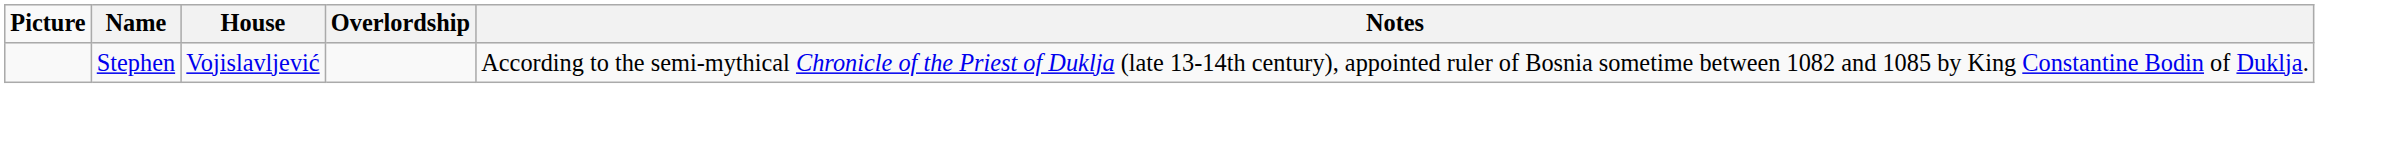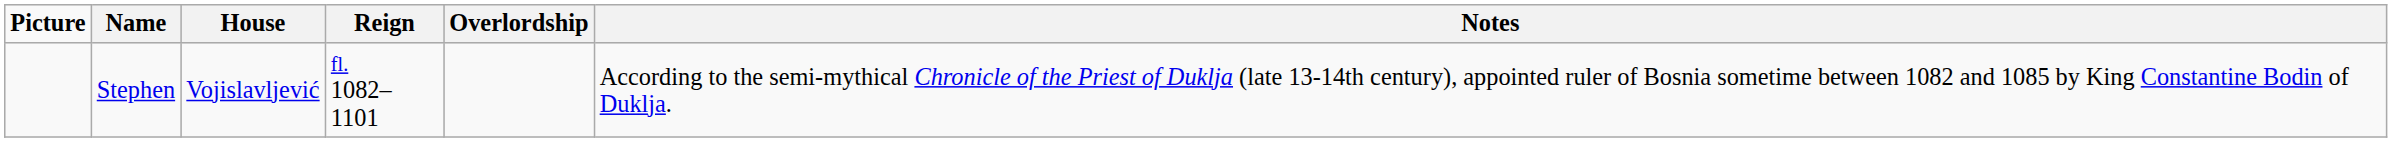+ column: (384, 23)
